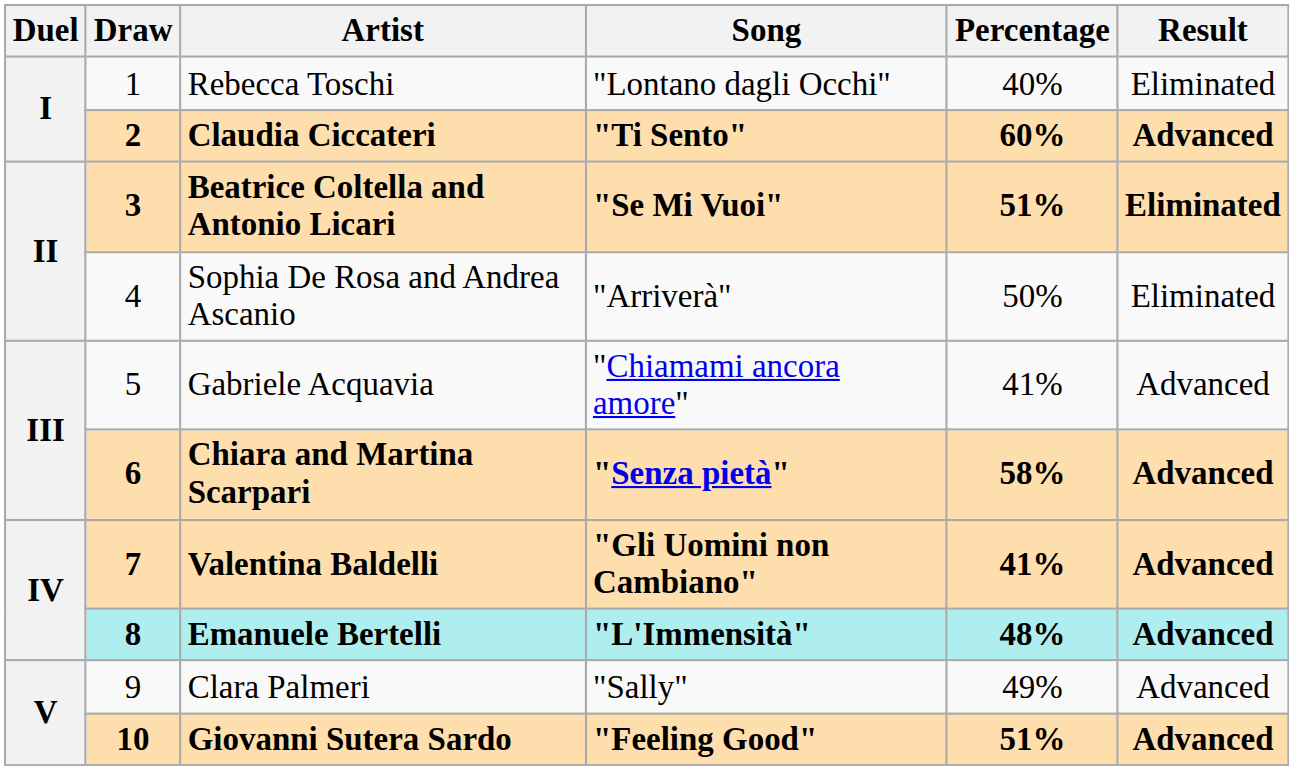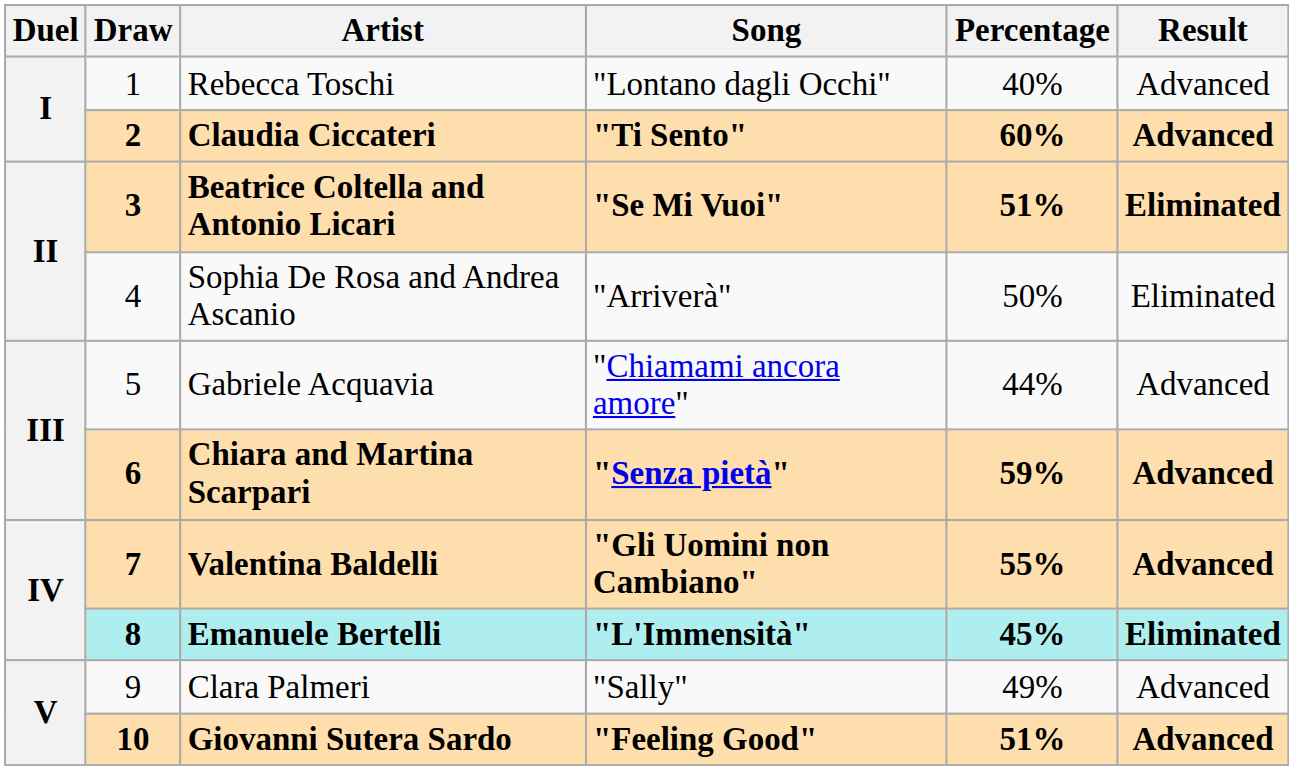(1203, 82) Eliminated -> (1203, 82) Advanced
(1032, 384) 41% -> (1032, 384) 44%
(1032, 474) 58% -> (1032, 474) 59%
(1032, 563) 41% -> (1032, 563) 55%
(1032, 634) 48% -> (1032, 634) 45%
(1203, 634) Advanced -> (1203, 634) Eliminated
